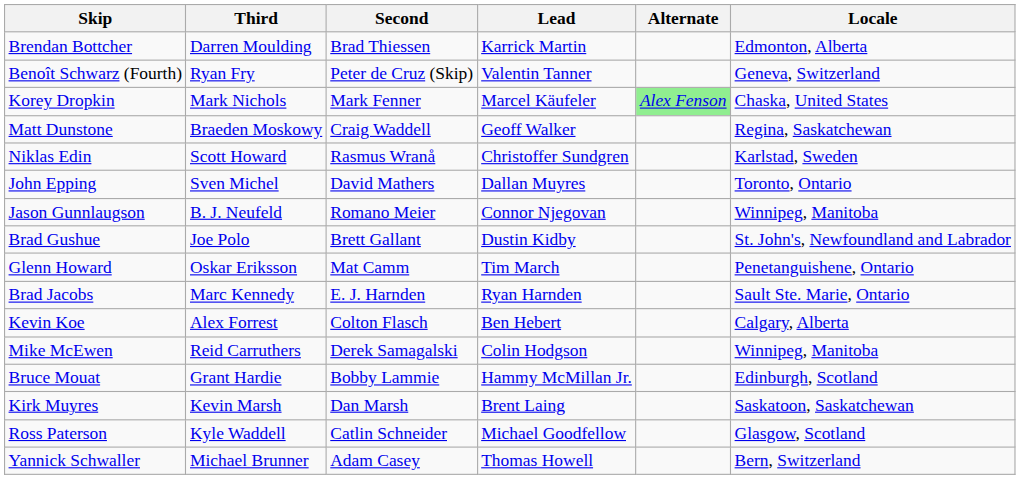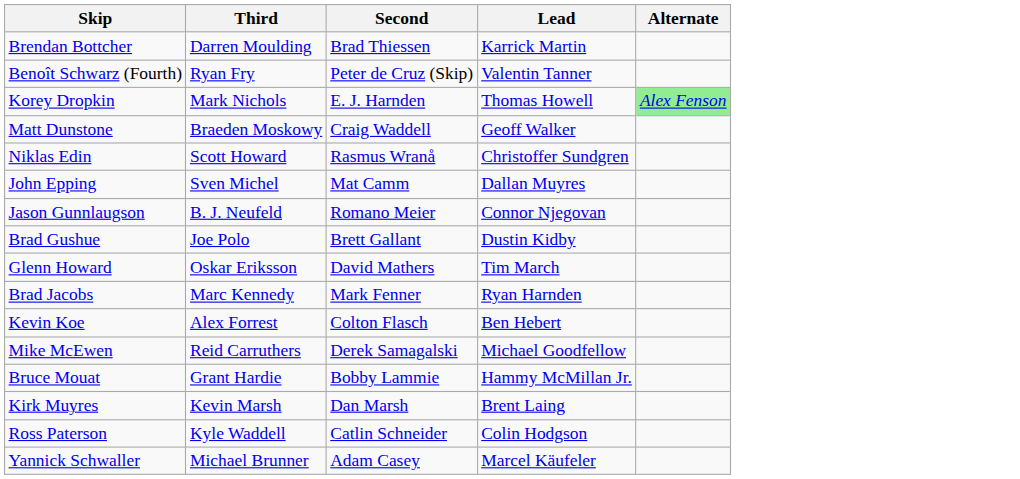- column: (873, 18)
(376, 101) Mark Fenner -> (378, 101) E. J. Harnden
(539, 101) Marcel Käufeler -> (537, 101) Thomas Howell
(382, 184) David Mathers -> (370, 184) Mat Camm
(370, 267) Mat Camm -> (382, 267) David Mathers
(378, 294) E. J. Harnden -> (376, 294) Mark Fenner
(534, 350) Colin Hodgson -> (554, 350) Michael Goodfellow
(554, 433) Michael Goodfellow -> (534, 433) Colin Hodgson
(537, 460) Thomas Howell -> (539, 460) Marcel Käufeler
